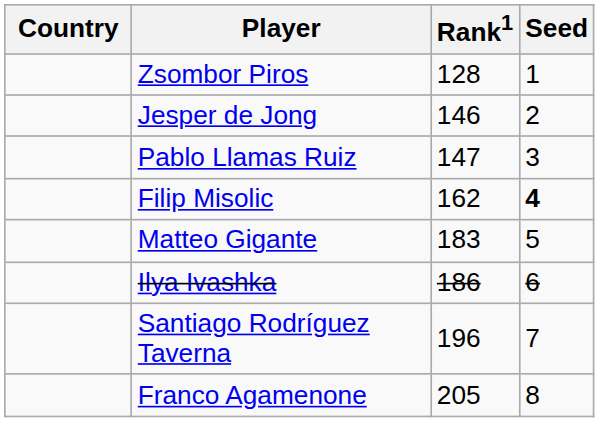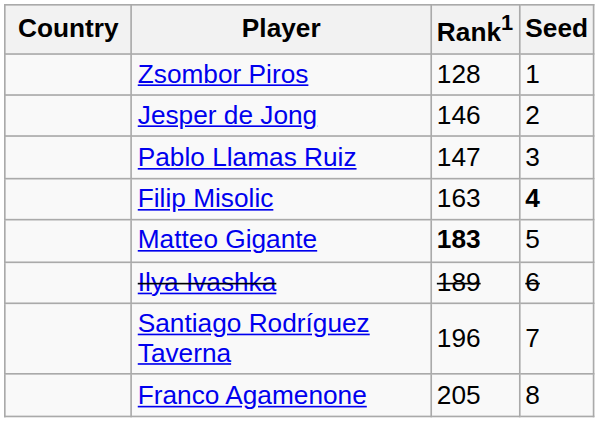(459, 198) 162 -> (459, 198) 163
(459, 240) normal -> (459, 240) bold
(459, 282) 186 -> (459, 282) 189
